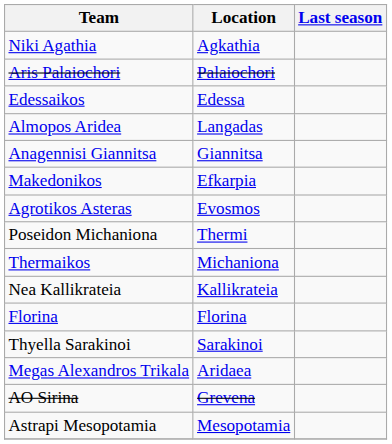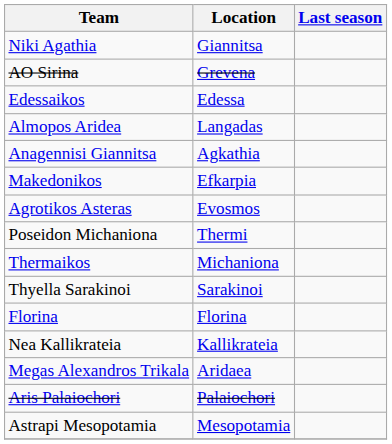(228, 45) Agkathia -> (230, 45) Giannitsa
rows swapped: (64, 72) <-> (43, 398)
(230, 153) Giannitsa -> (228, 153) Agkathia
rows swapped: (70, 343) <-> (65, 289)
